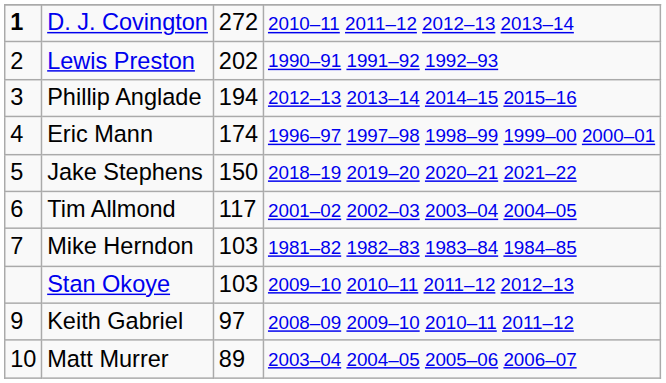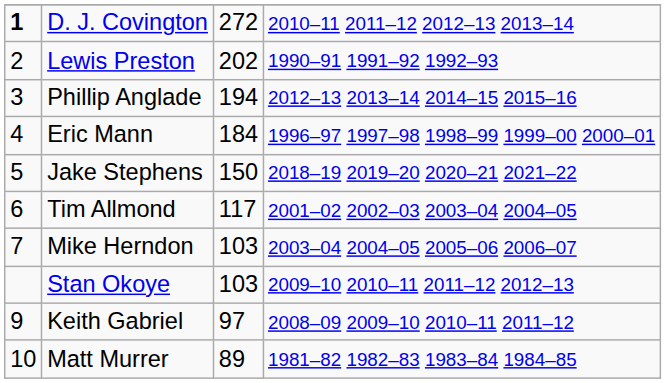(238, 135) 174 -> (238, 135) 184
(422, 247) 1981–82 1982–83 1983–84 1984–85 -> (422, 247) 2003–04 2004–05 2005–06 2006–07
(422, 359) 2003–04 2004–05 2005–06 2006–07 -> (422, 359) 1981–82 1982–83 1983–84 1984–85
